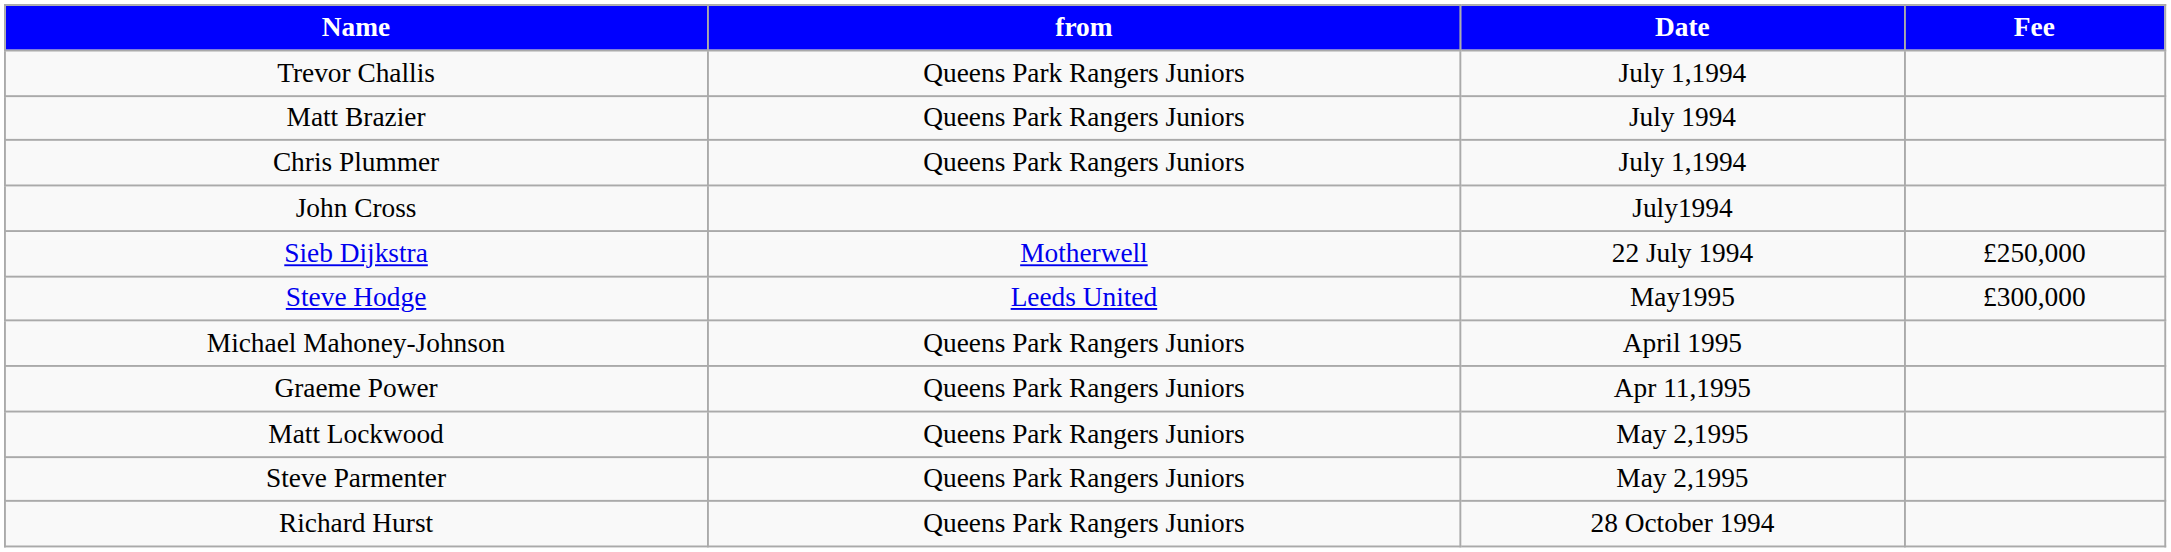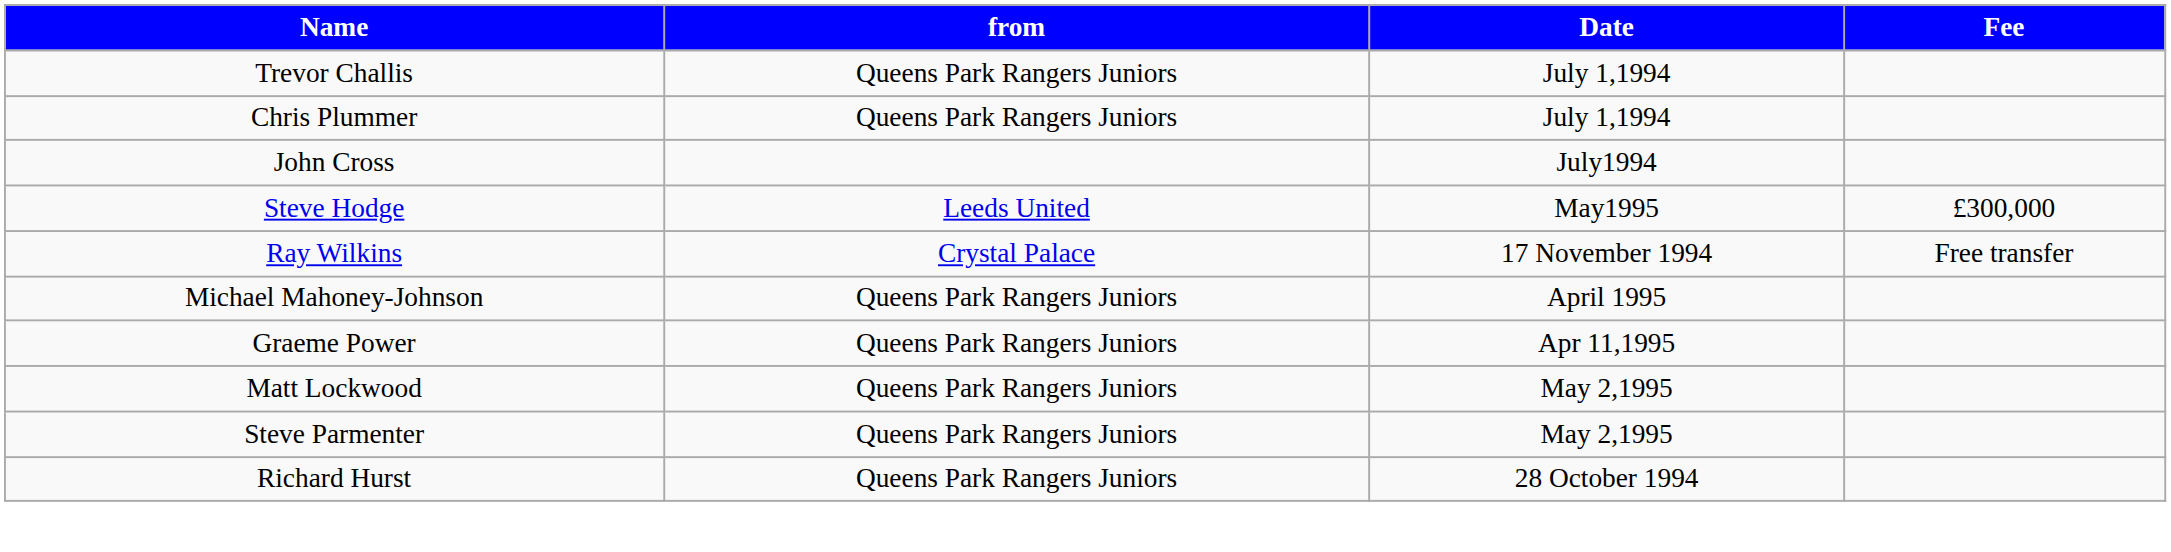- row: (356, 117)
- row: (356, 253)
+ row: (334, 253)
